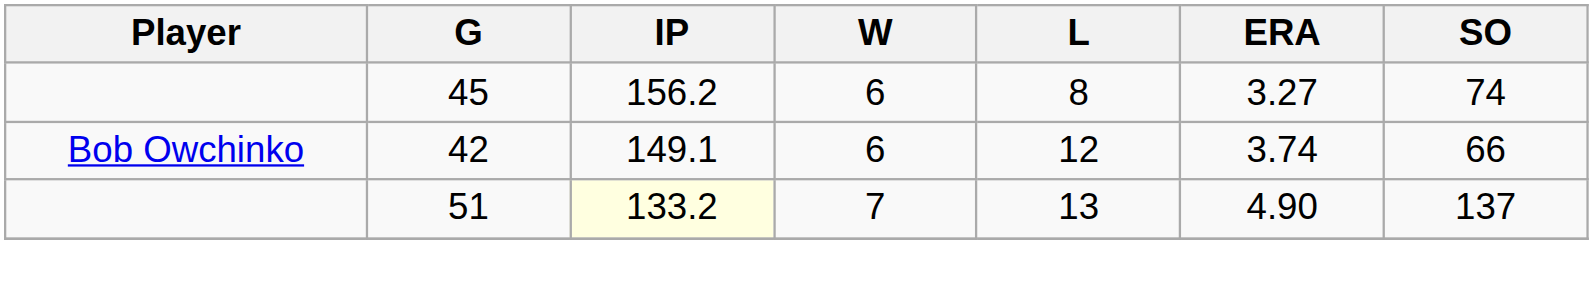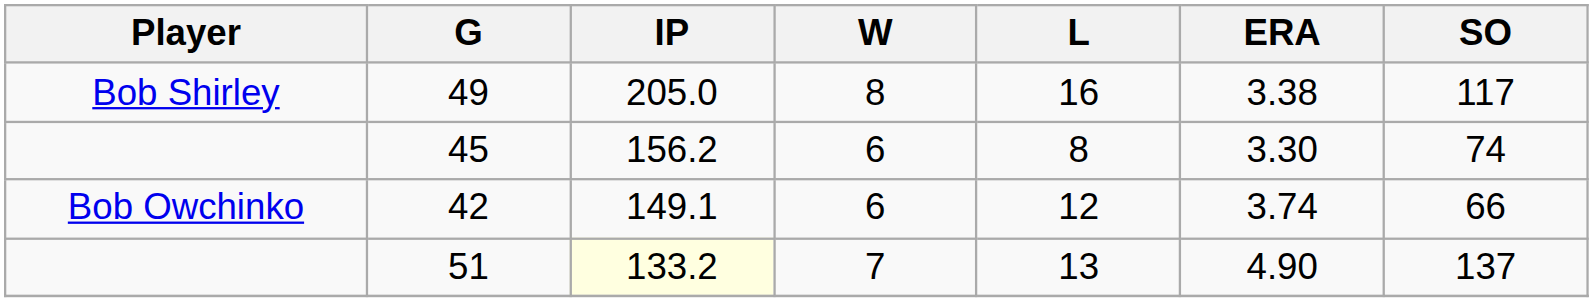+ row: (468, 91)
(1282, 91) 3.27 -> (1282, 149) 3.30
